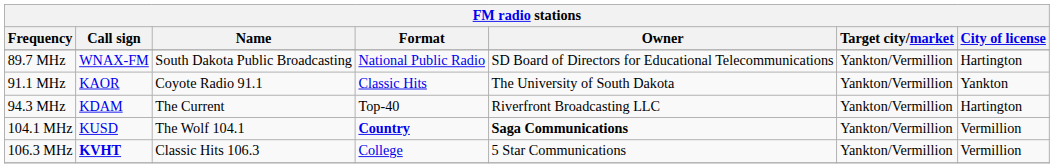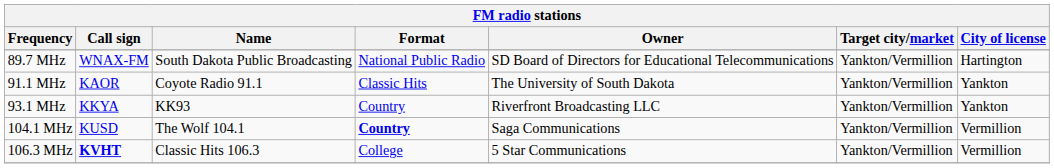+ row: (37, 106)
- row: (37, 106)
(560, 128) bold -> (556, 128) normal
